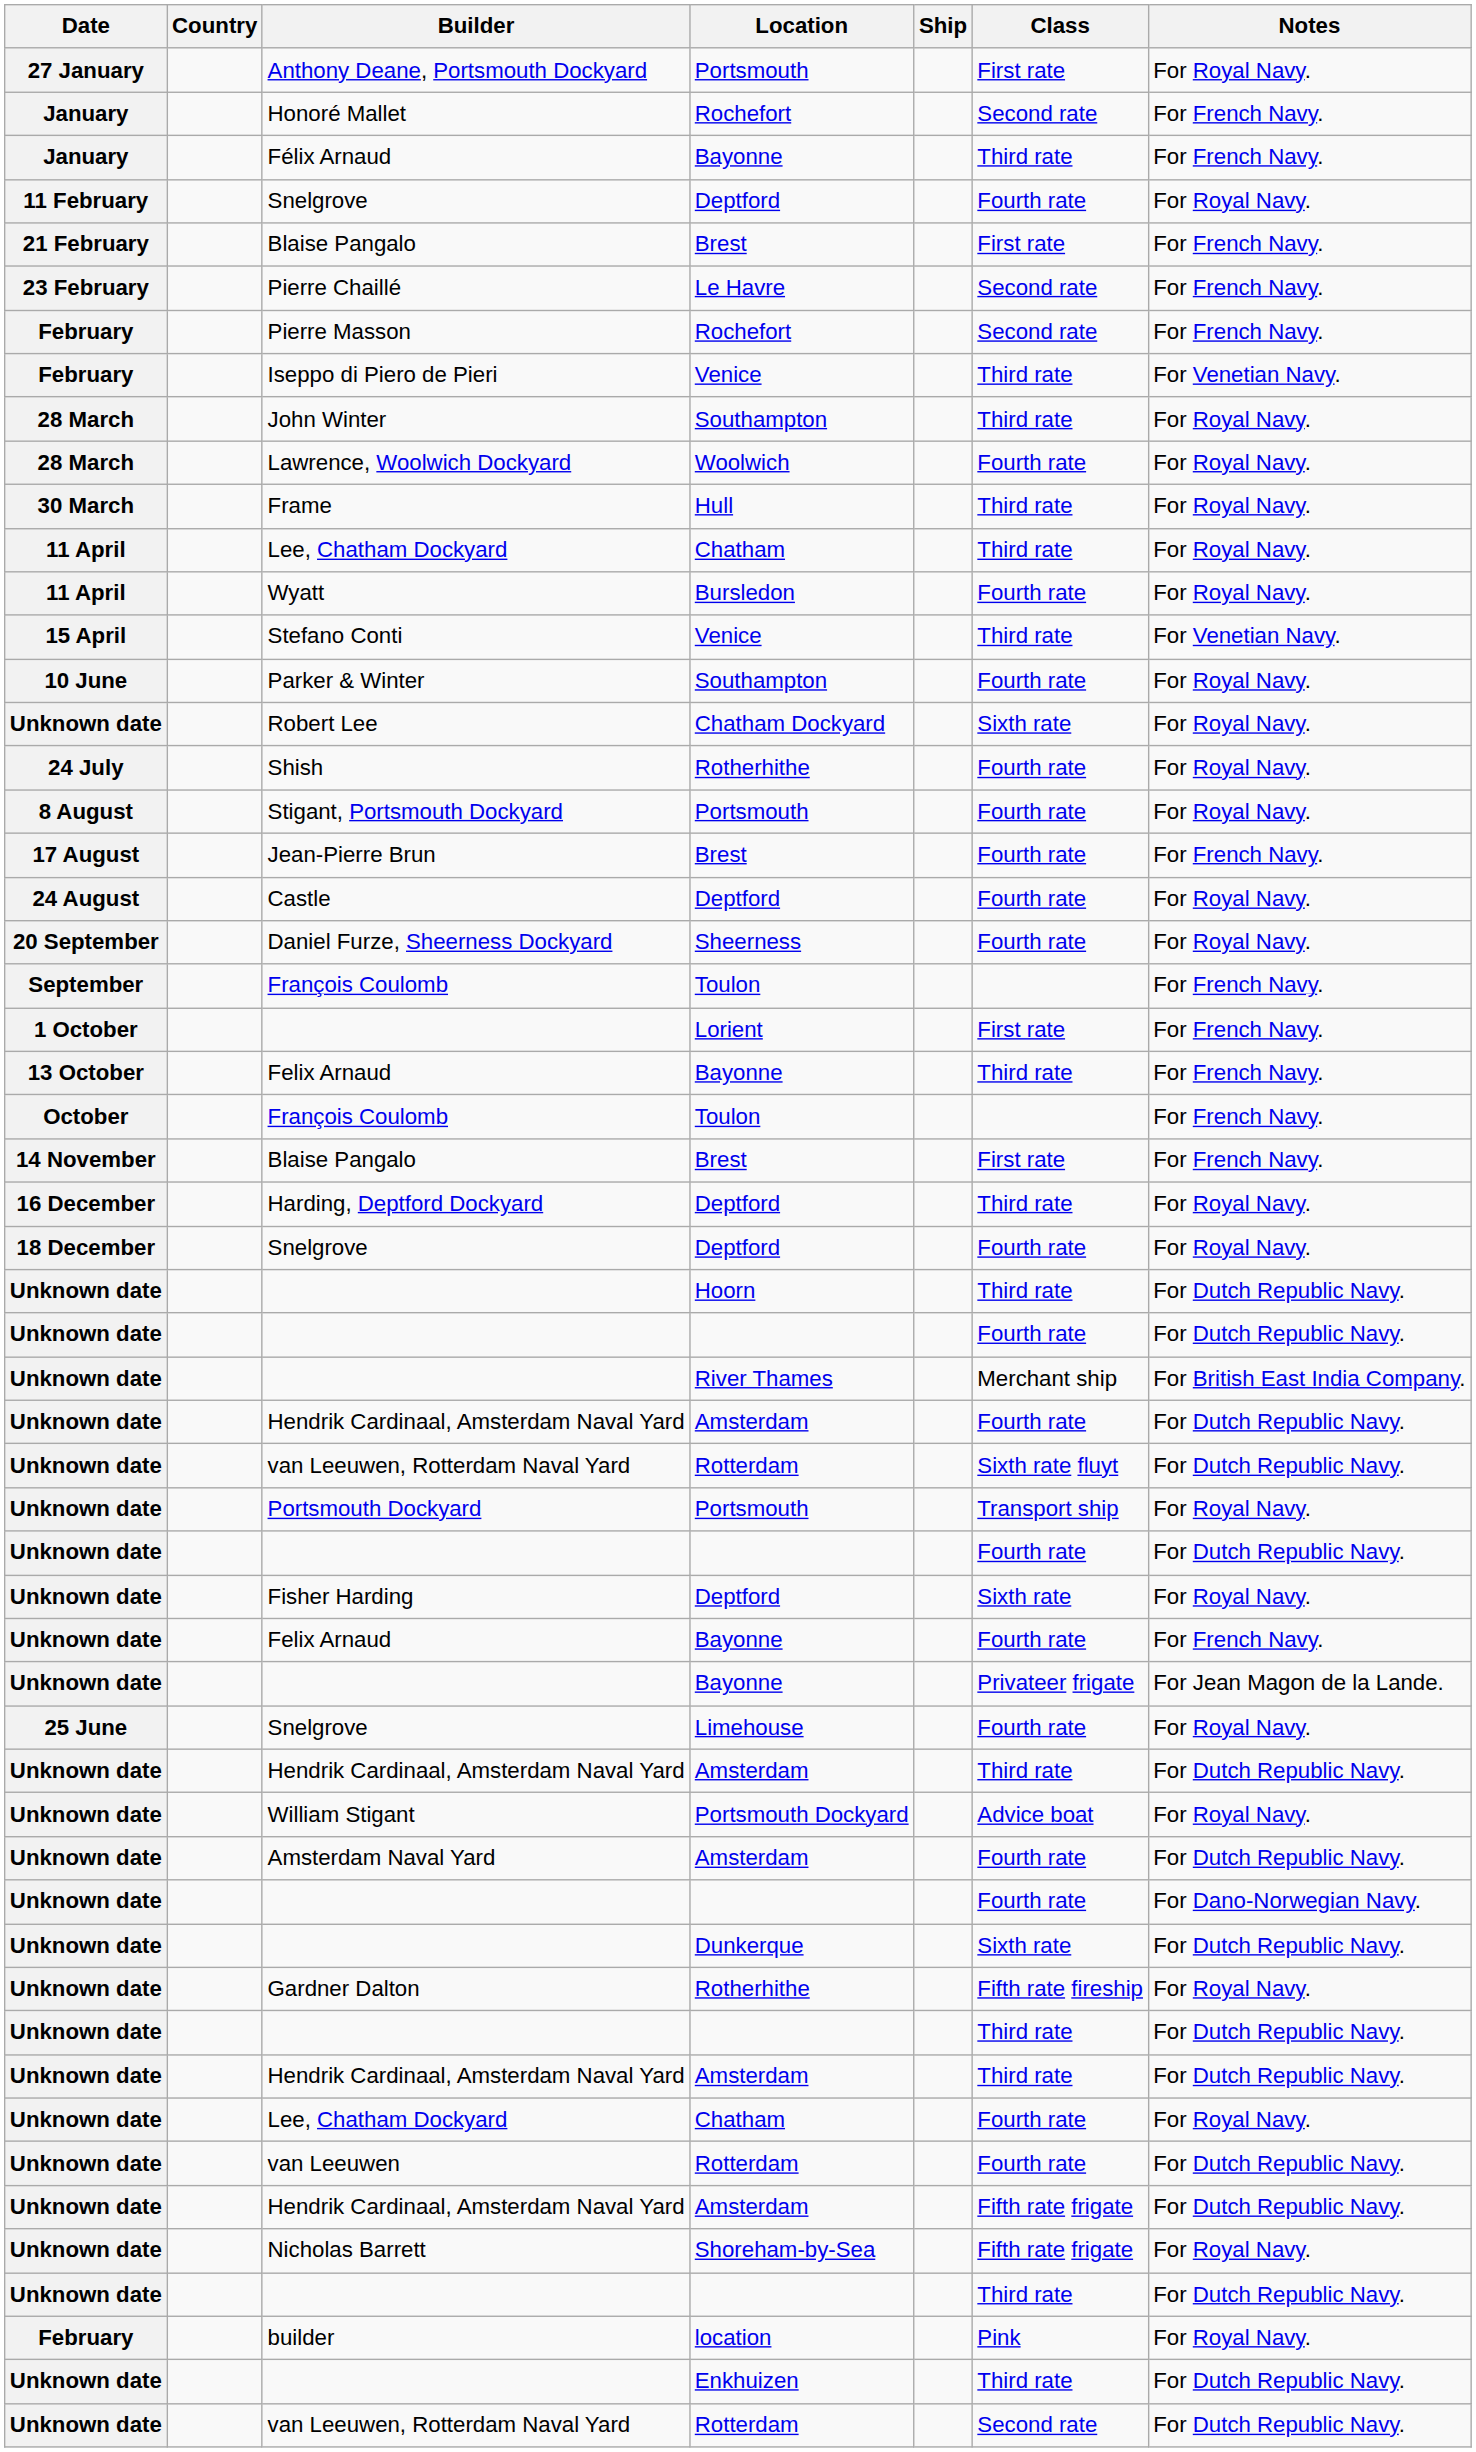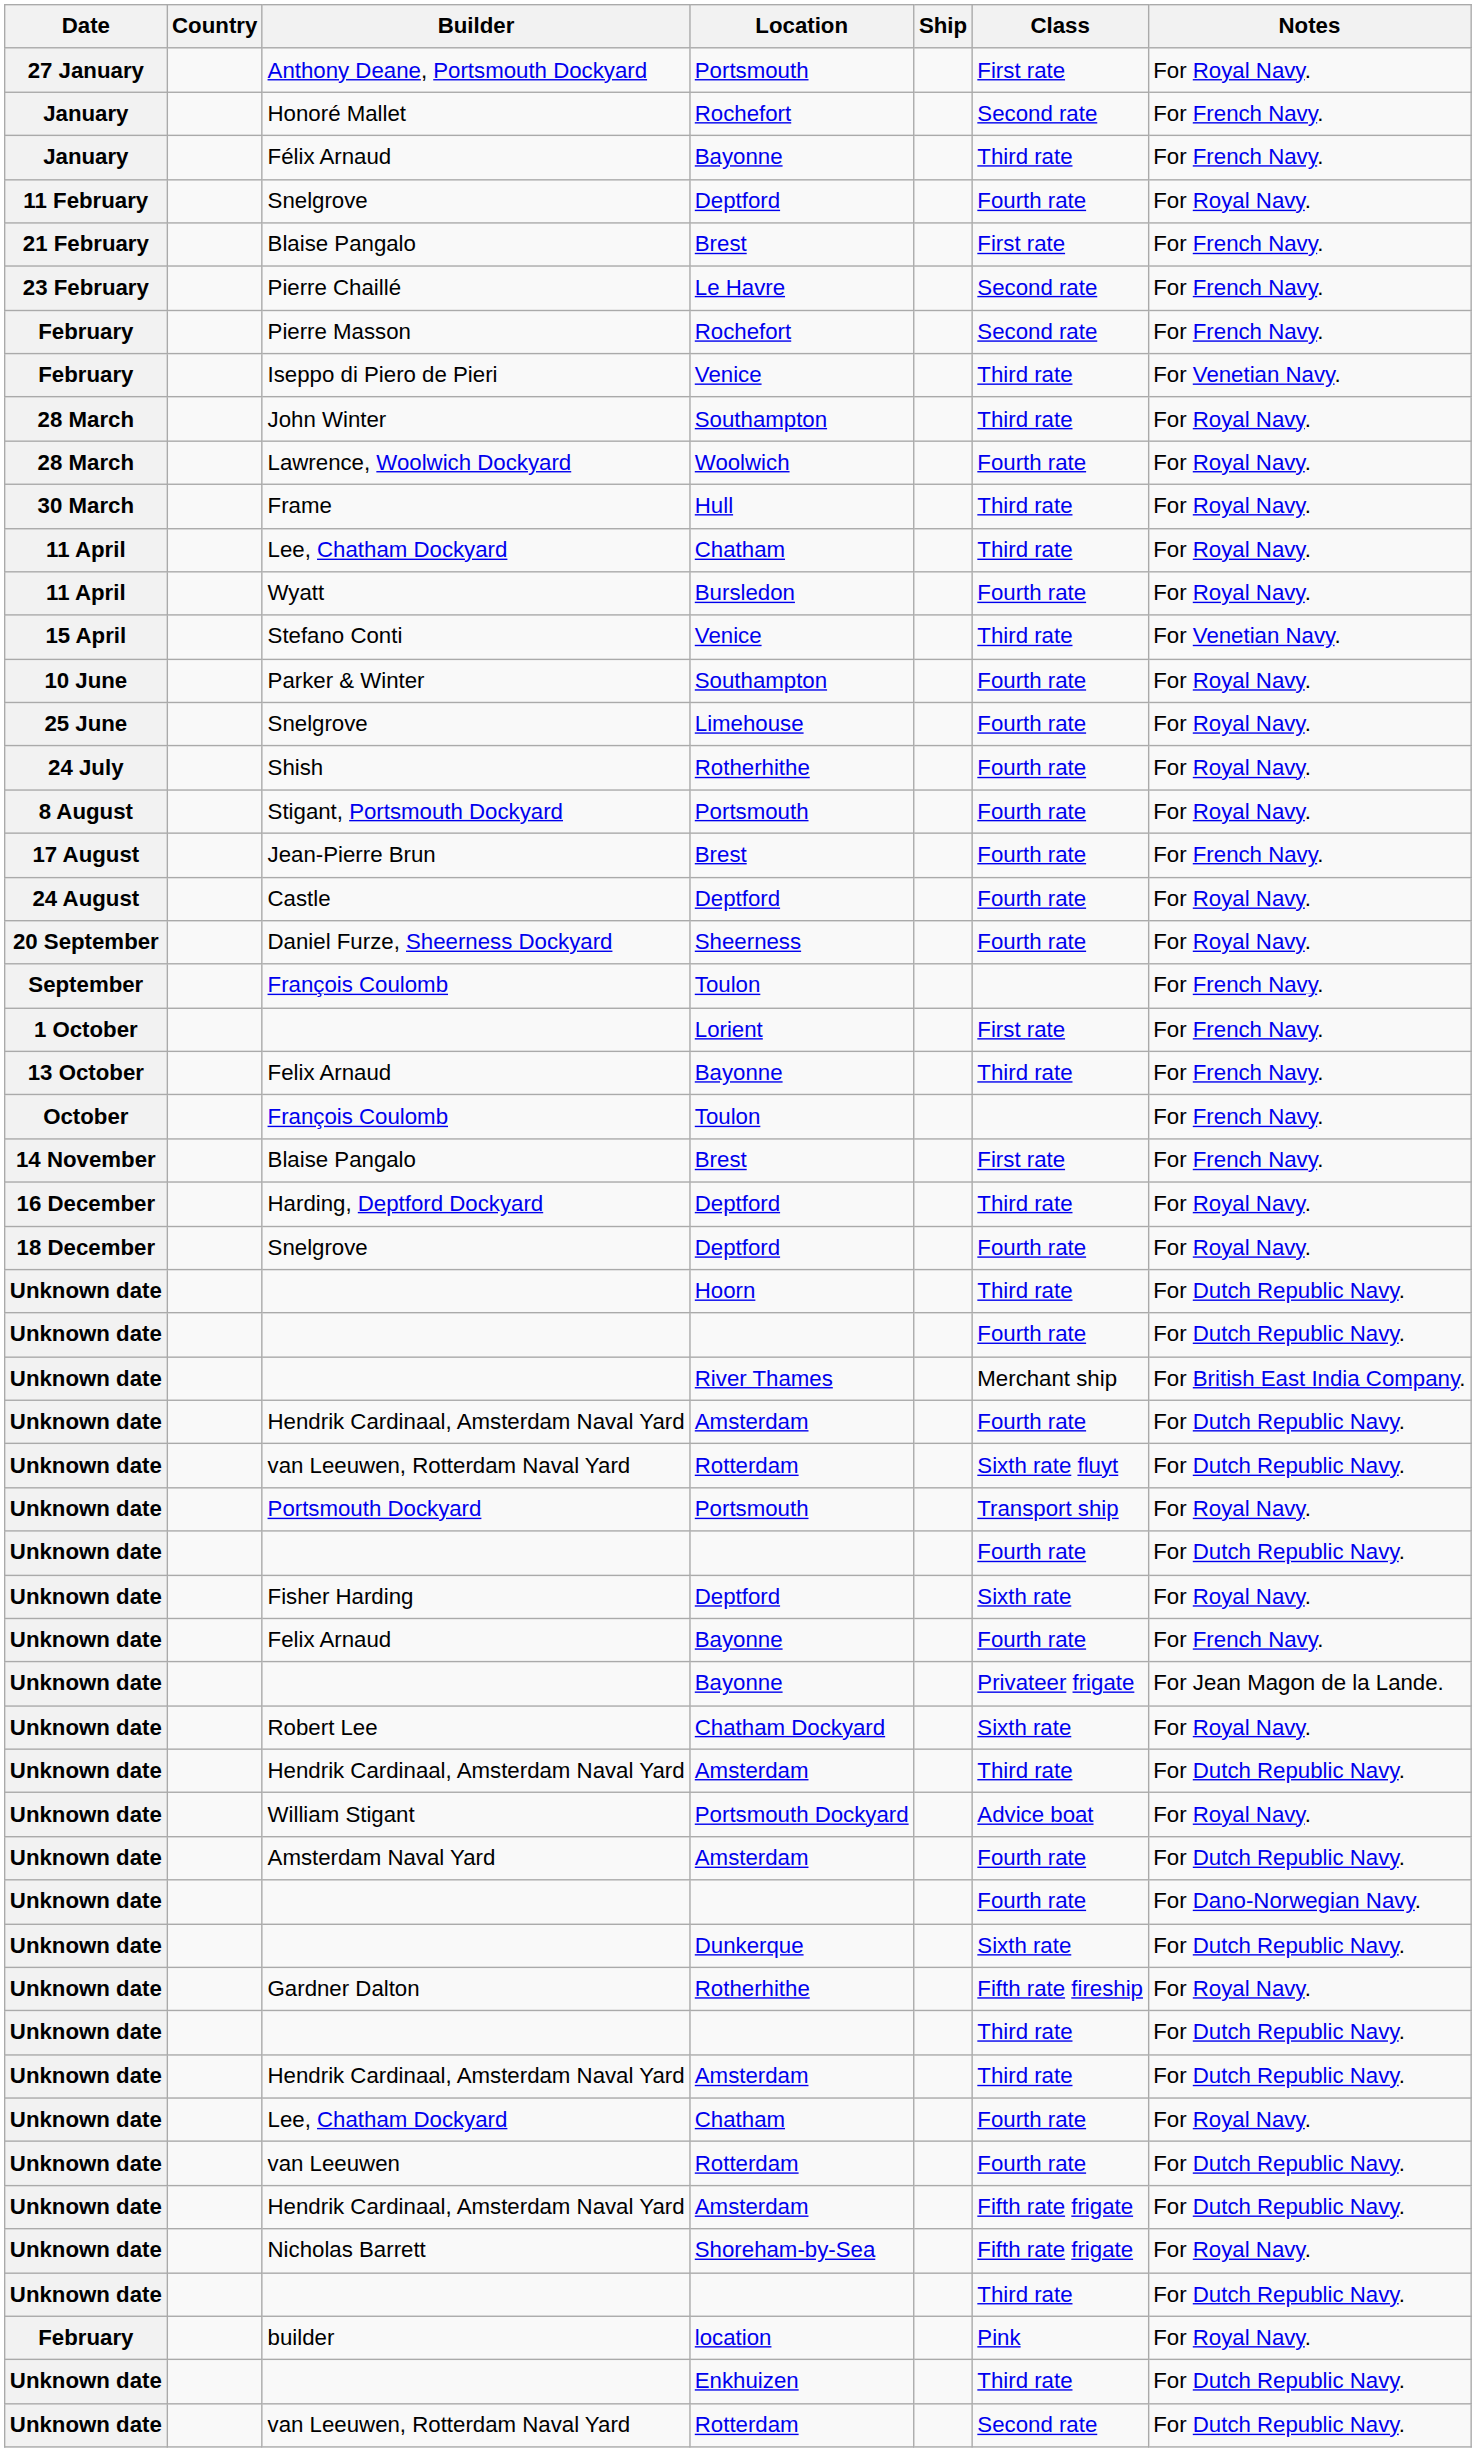rows swapped: (318, 1727) <-> (323, 724)
